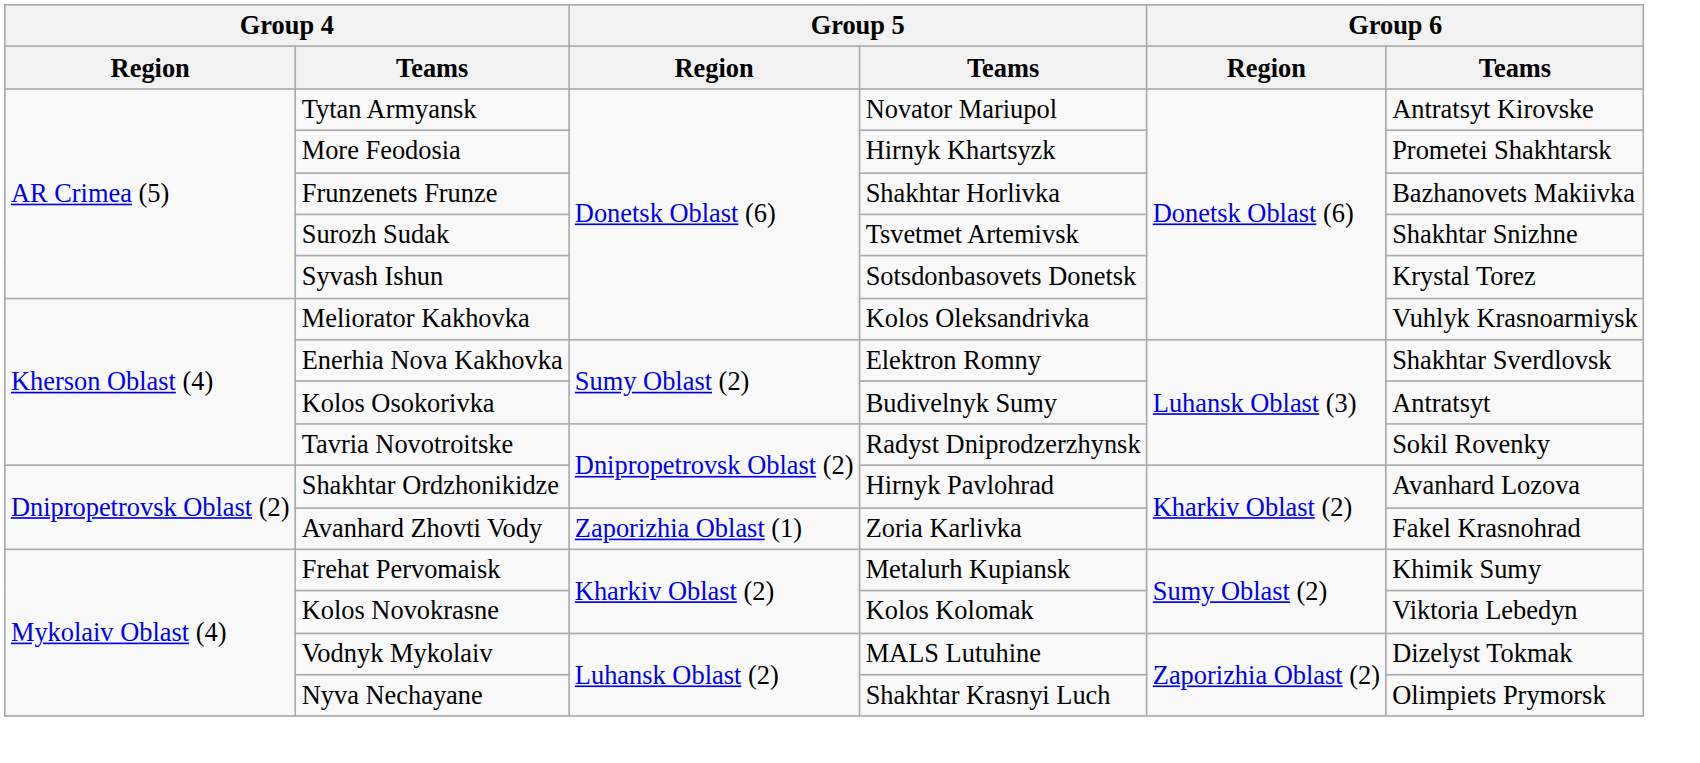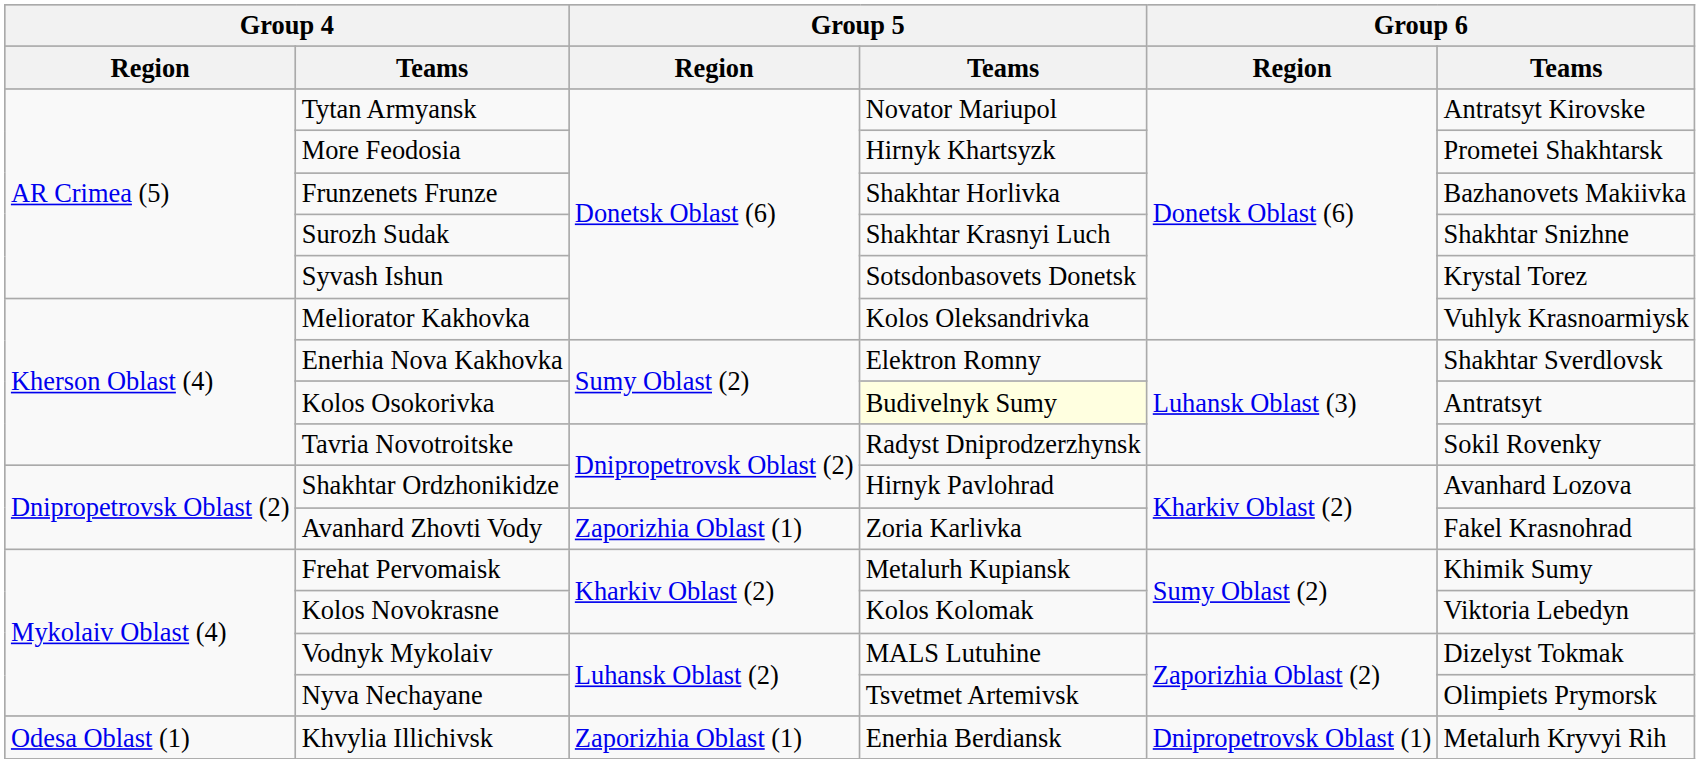(972, 234) Tsvetmet Artemivsk -> (988, 234) Shakhtar Krasnyi Luch
(961, 402) no background -> (961, 402) lightyellow background
(988, 695) Shakhtar Krasnyi Luch -> (972, 695) Tsvetmet Artemivsk
+ row: (397, 737)
